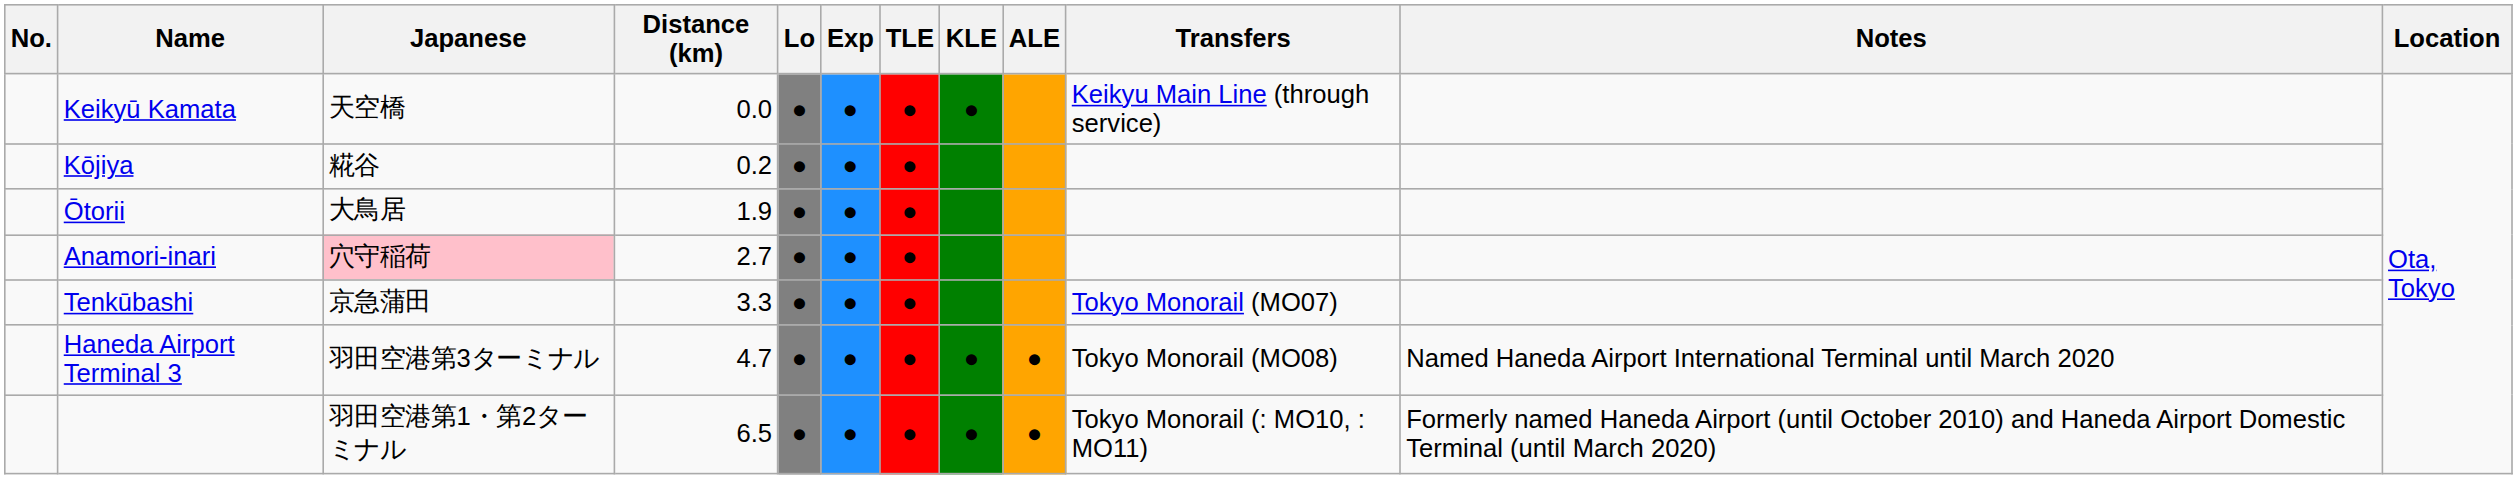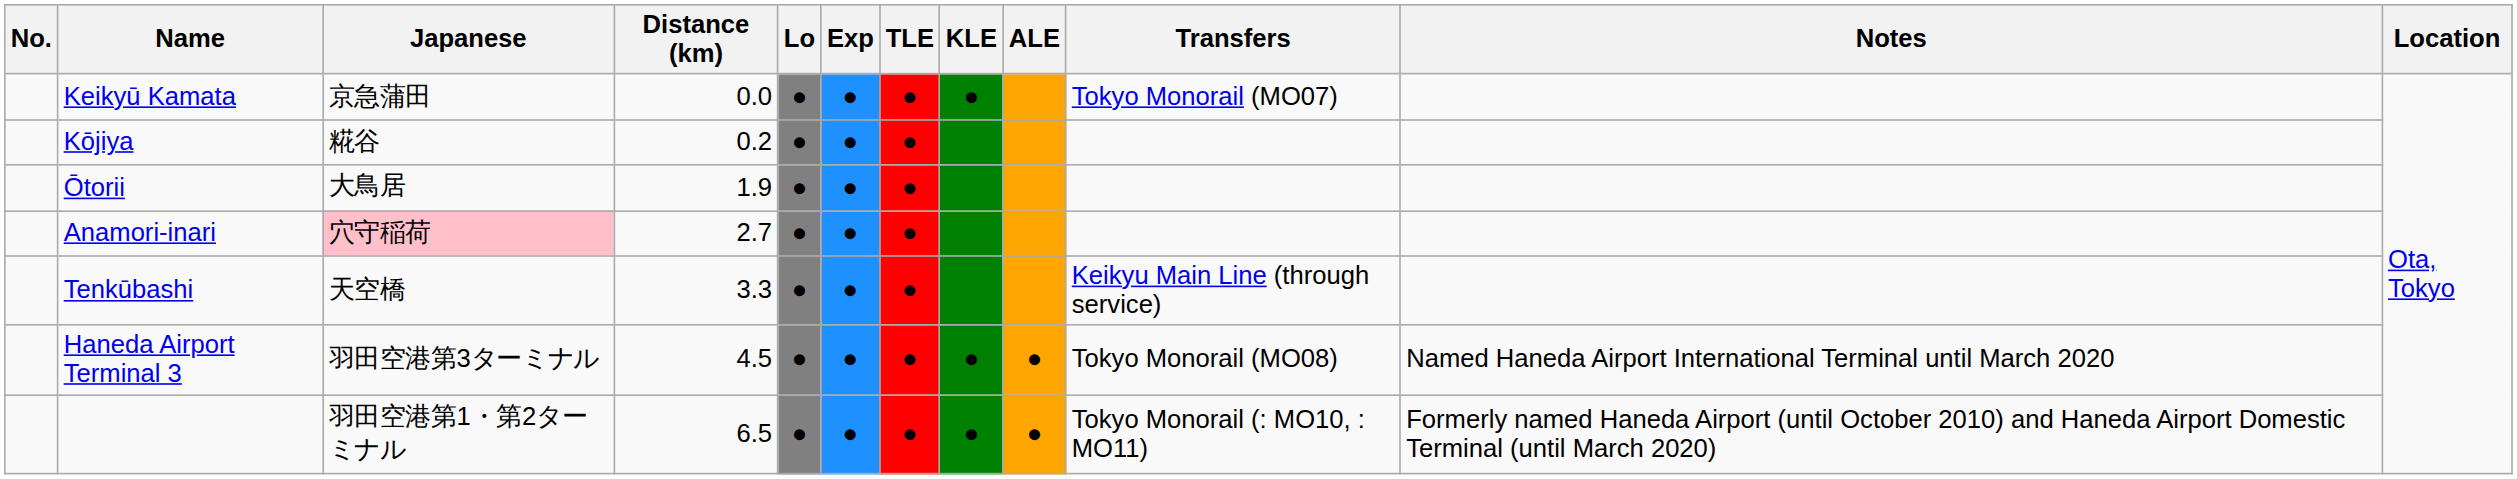(367, 107) 天空橋 -> (380, 95) 京急蒲田
(1220, 108) Keikyu Main Line (through service) -> (1205, 96) Tokyo Monorail (MO07)
(380, 301) 京急蒲田 -> (367, 289) 天空橋
(1205, 302) Tokyo Monorail (MO07) -> (1220, 290) Keikyu Main Line (through service)
(754, 359) 4.7 -> (754, 359) 4.5
